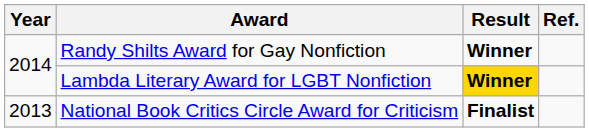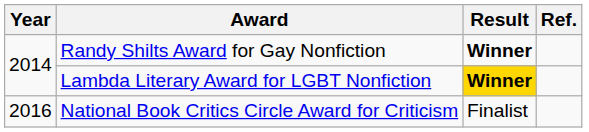(30, 111) 2013 -> (30, 111) 2016
(501, 111) bold -> (497, 111) normal
